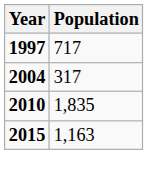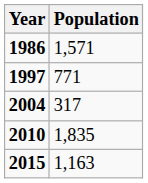+ row: (27, 47)
(67, 47) 717 -> (67, 76) 771
